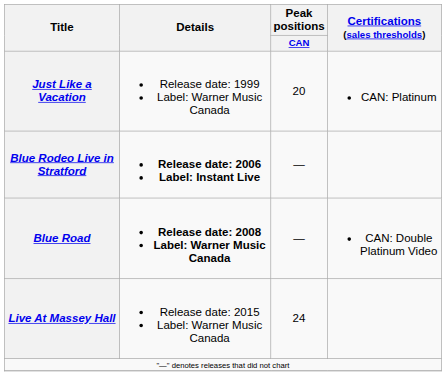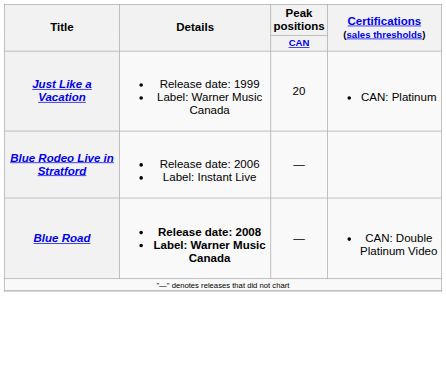(195, 171) bold -> (195, 171) normal
- row: (62, 318)
